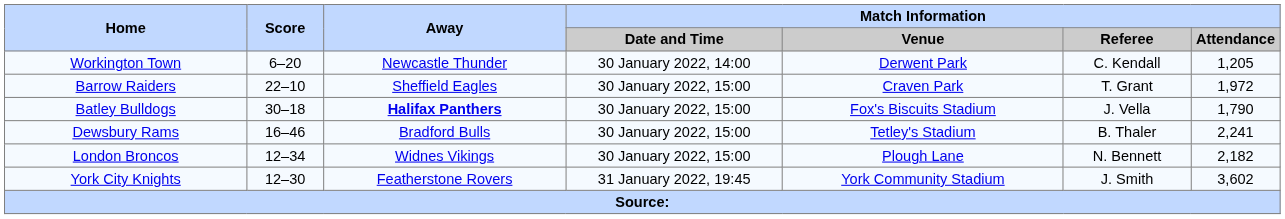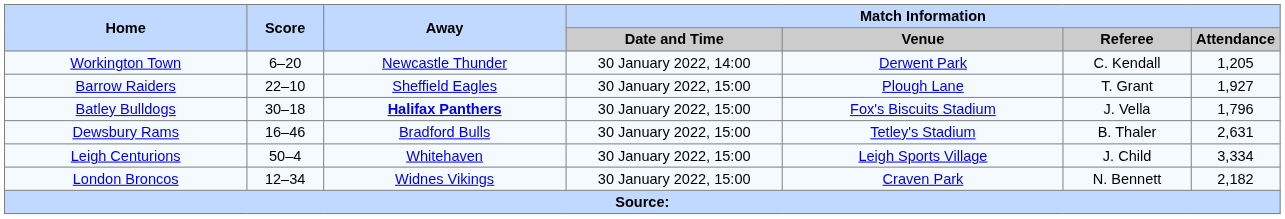(923, 86) Craven Park -> (923, 86) Plough Lane
(1235, 86) 1,972 -> (1235, 86) 1,927
(1235, 109) 1,790 -> (1235, 109) 1,796
(1235, 132) 2,241 -> (1235, 132) 2,631
+ row: (126, 156)
(923, 156) Plough Lane -> (923, 179) Craven Park
- row: (126, 179)
